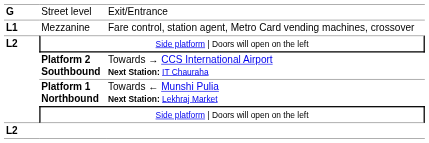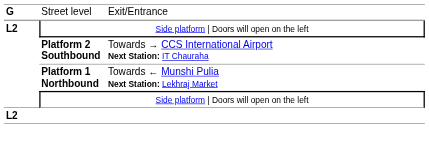- row: (66, 28)
